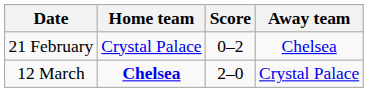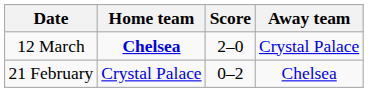rows swapped: (51, 45) <-> (51, 73)
